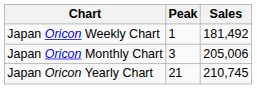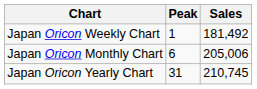(172, 53) 3 -> (172, 53) 6
(175, 73) 21 -> (175, 73) 31
